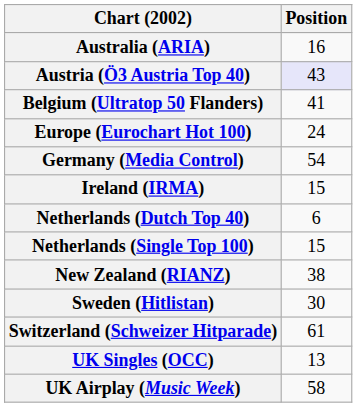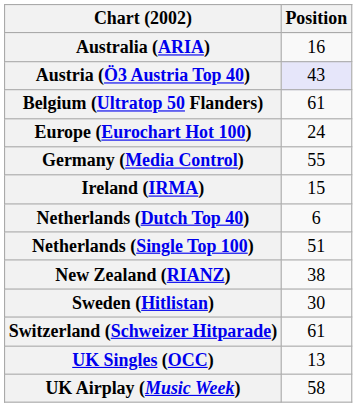(316, 103) 41 -> (316, 103) 61
(316, 160) 54 -> (316, 160) 55
(316, 246) 15 -> (316, 246) 51
